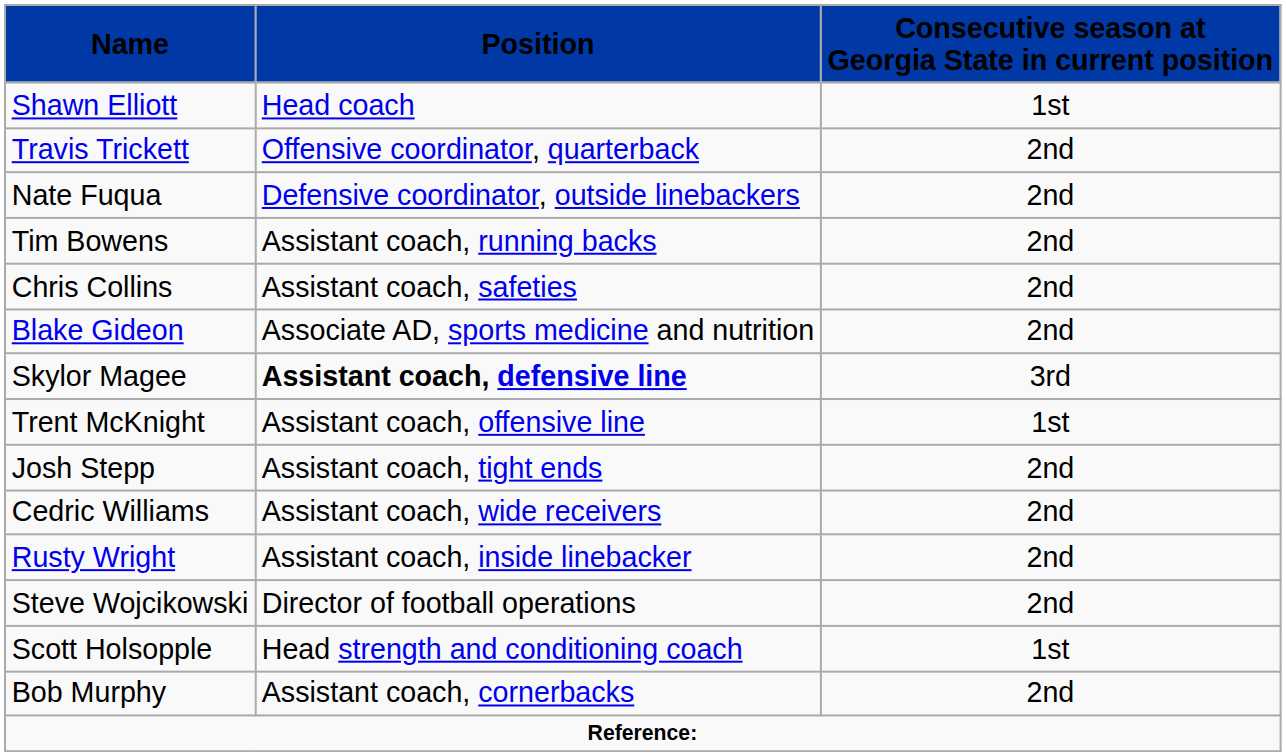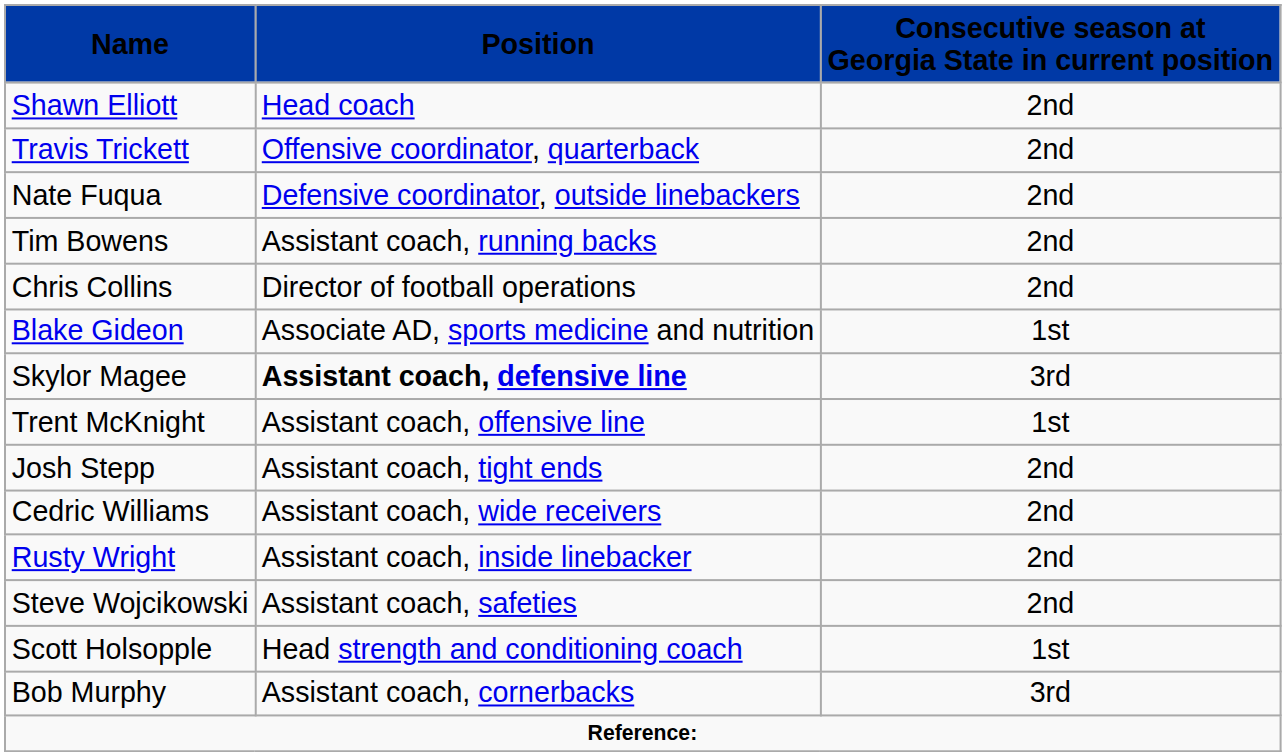(1050, 105) 1st -> (1050, 105) 2nd
(419, 286) Assistant coach, safeties -> (449, 286) Director of football operations
(1050, 331) 2nd -> (1050, 331) 1st
(449, 603) Director of football operations -> (419, 603) Assistant coach, safeties
(1050, 694) 2nd -> (1050, 694) 3rd
